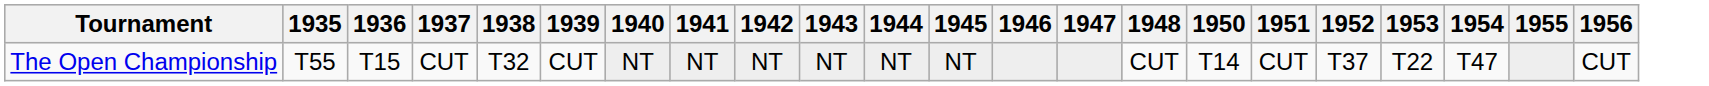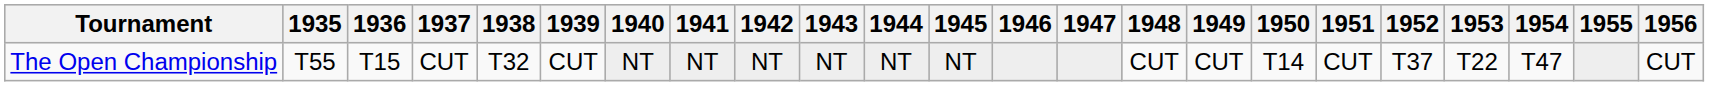+ column: (1219, 24)
